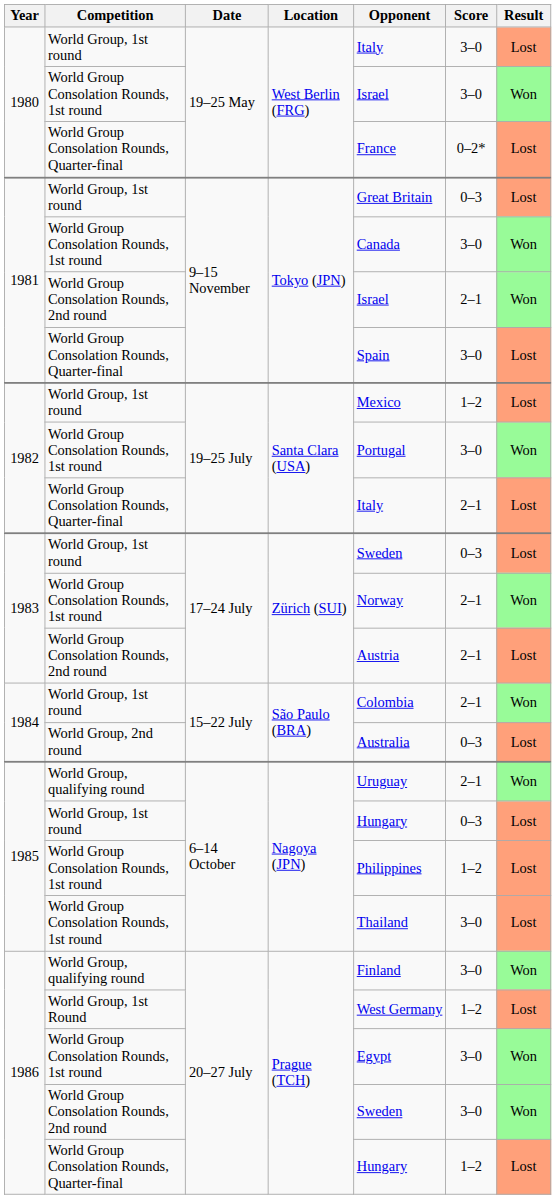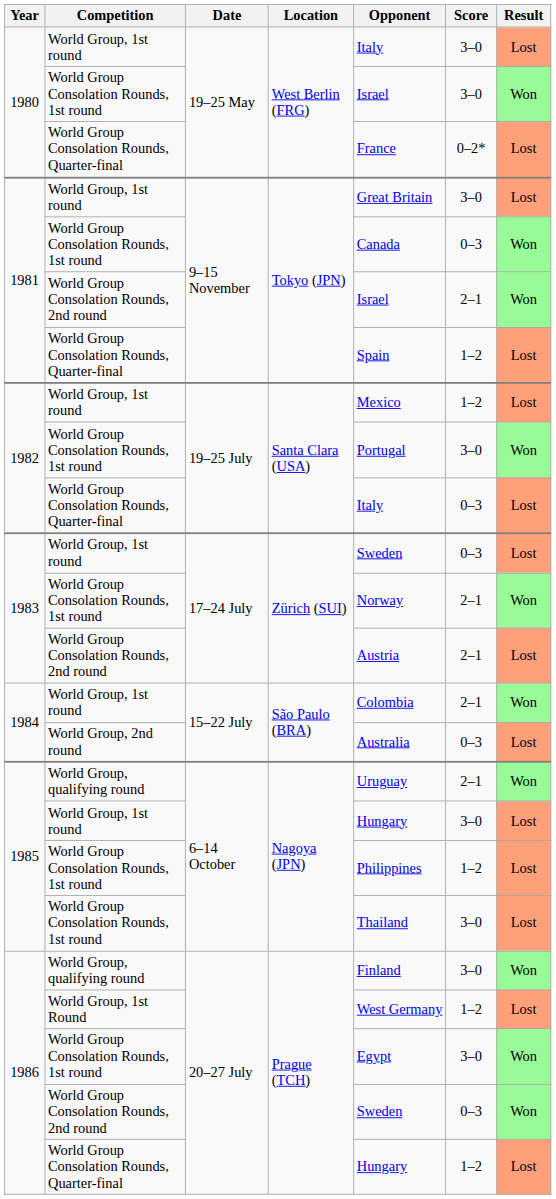(471, 197) 0–3 -> (471, 197) 3–0
(471, 244) 3–0 -> (471, 244) 0–3
(471, 354) 3–0 -> (471, 354) 1–2
(471, 505) 2–1 -> (471, 505) 0–3
(471, 820) 0–3 -> (471, 820) 3–0
(471, 1111) 3–0 -> (471, 1111) 0–3
